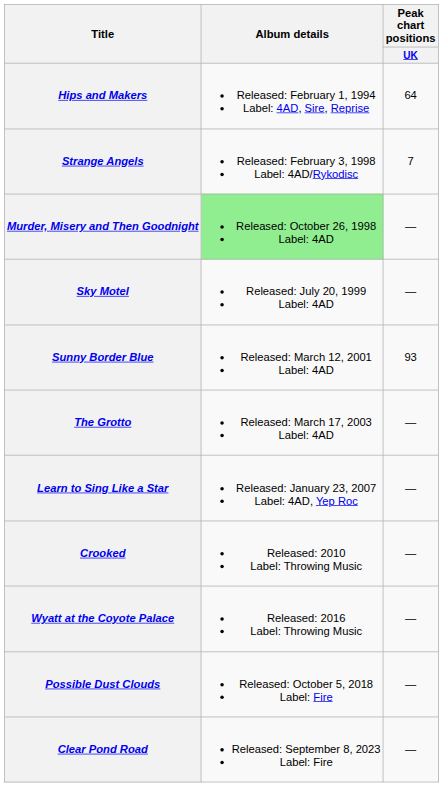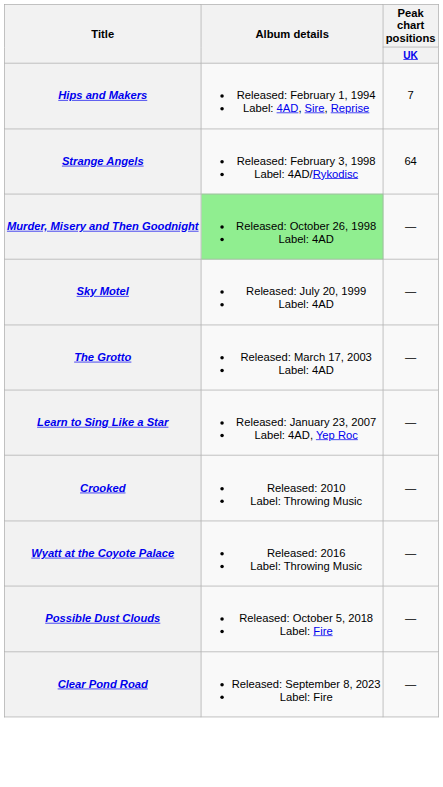(411, 96) 64 -> (411, 96) 7
(411, 161) 7 -> (411, 161) 64
- row: (103, 357)
